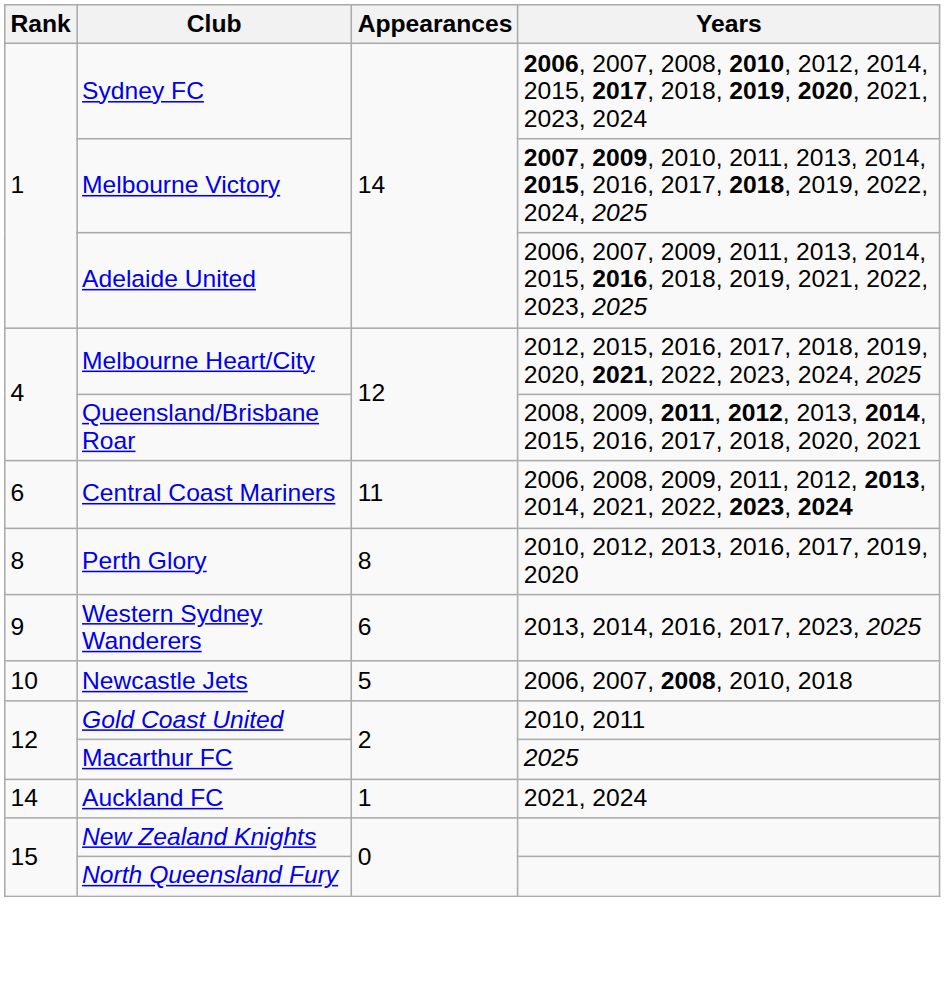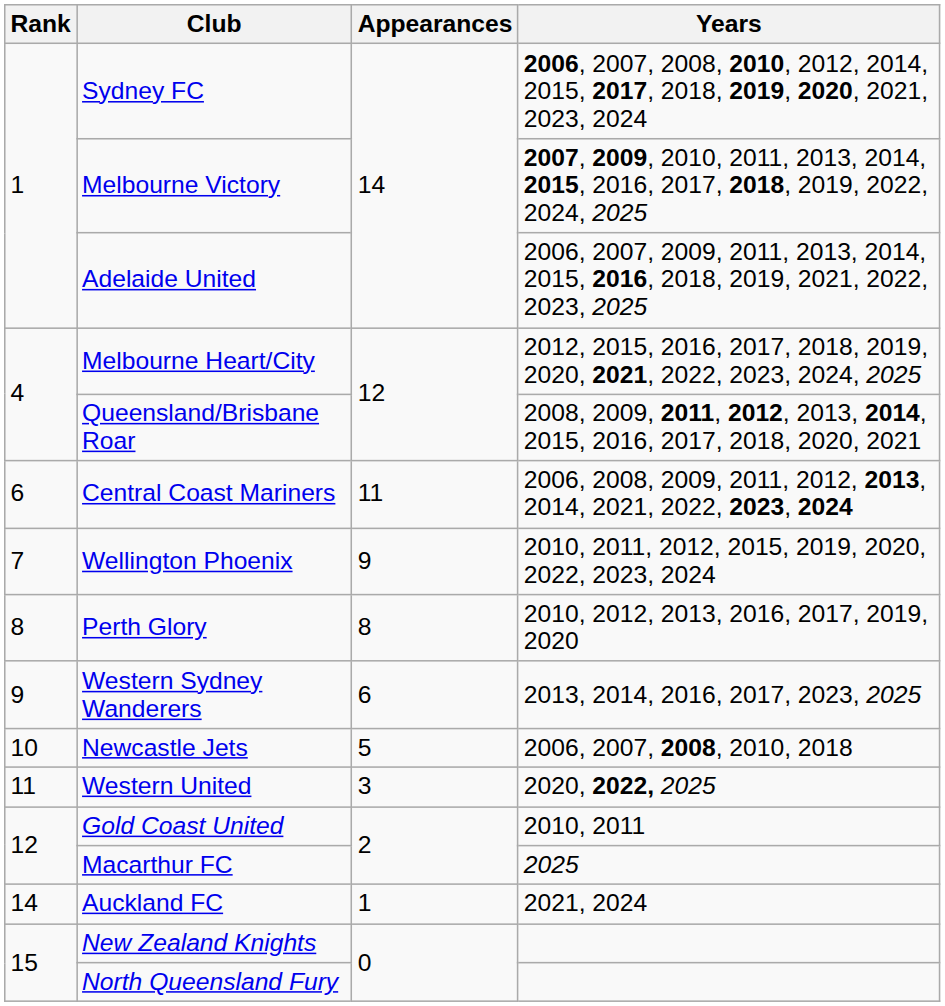+ row: (187, 560)
+ row: (167, 786)
